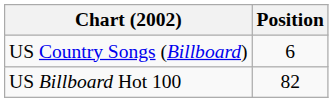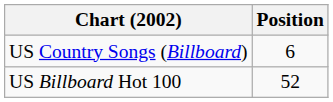(290, 81) 82 -> (290, 81) 52
